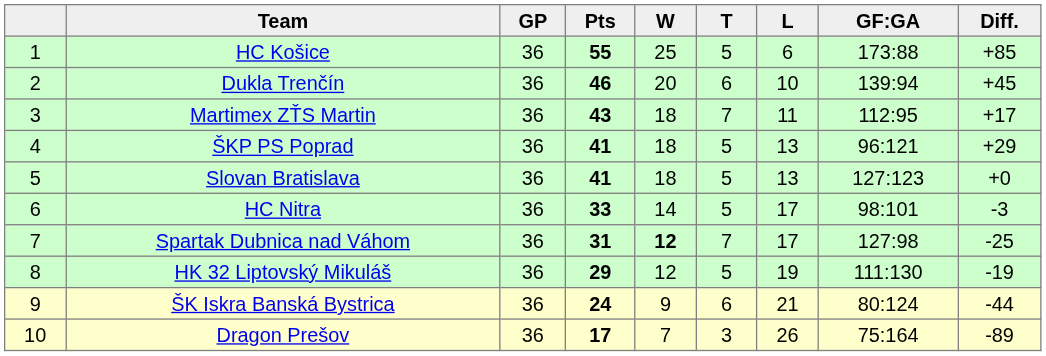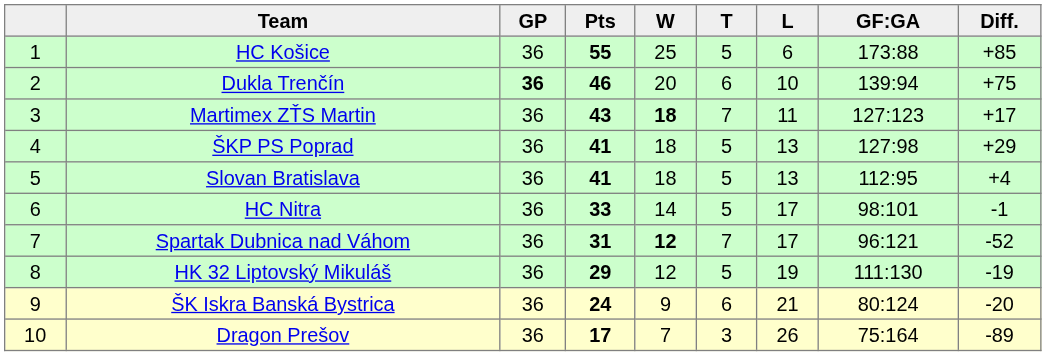(533, 83) normal -> (533, 83) bold
(1000, 83) +45 -> (1000, 83) +75
(665, 115) normal -> (665, 115) bold
(888, 115) 112:95 -> (888, 115) 127:123
(888, 146) 96:121 -> (888, 146) 127:98
(888, 178) 127:123 -> (888, 178) 112:95
(1000, 178) +0 -> (1000, 178) +4
(1000, 209) -3 -> (1000, 209) -1
(888, 240) 127:98 -> (888, 240) 96:121
(1000, 240) -25 -> (1000, 240) -52
(1000, 303) -44 -> (1000, 303) -20
